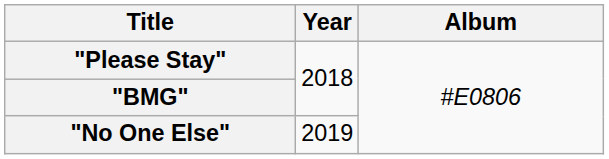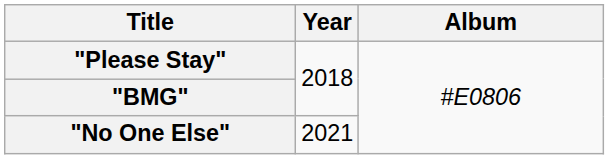(327, 134) 2019 -> (327, 134) 2021
